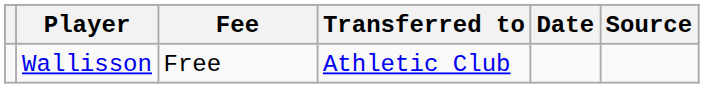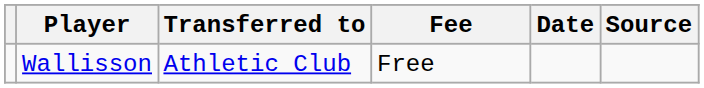columns swapped: (424, 25) <-> (237, 25)
